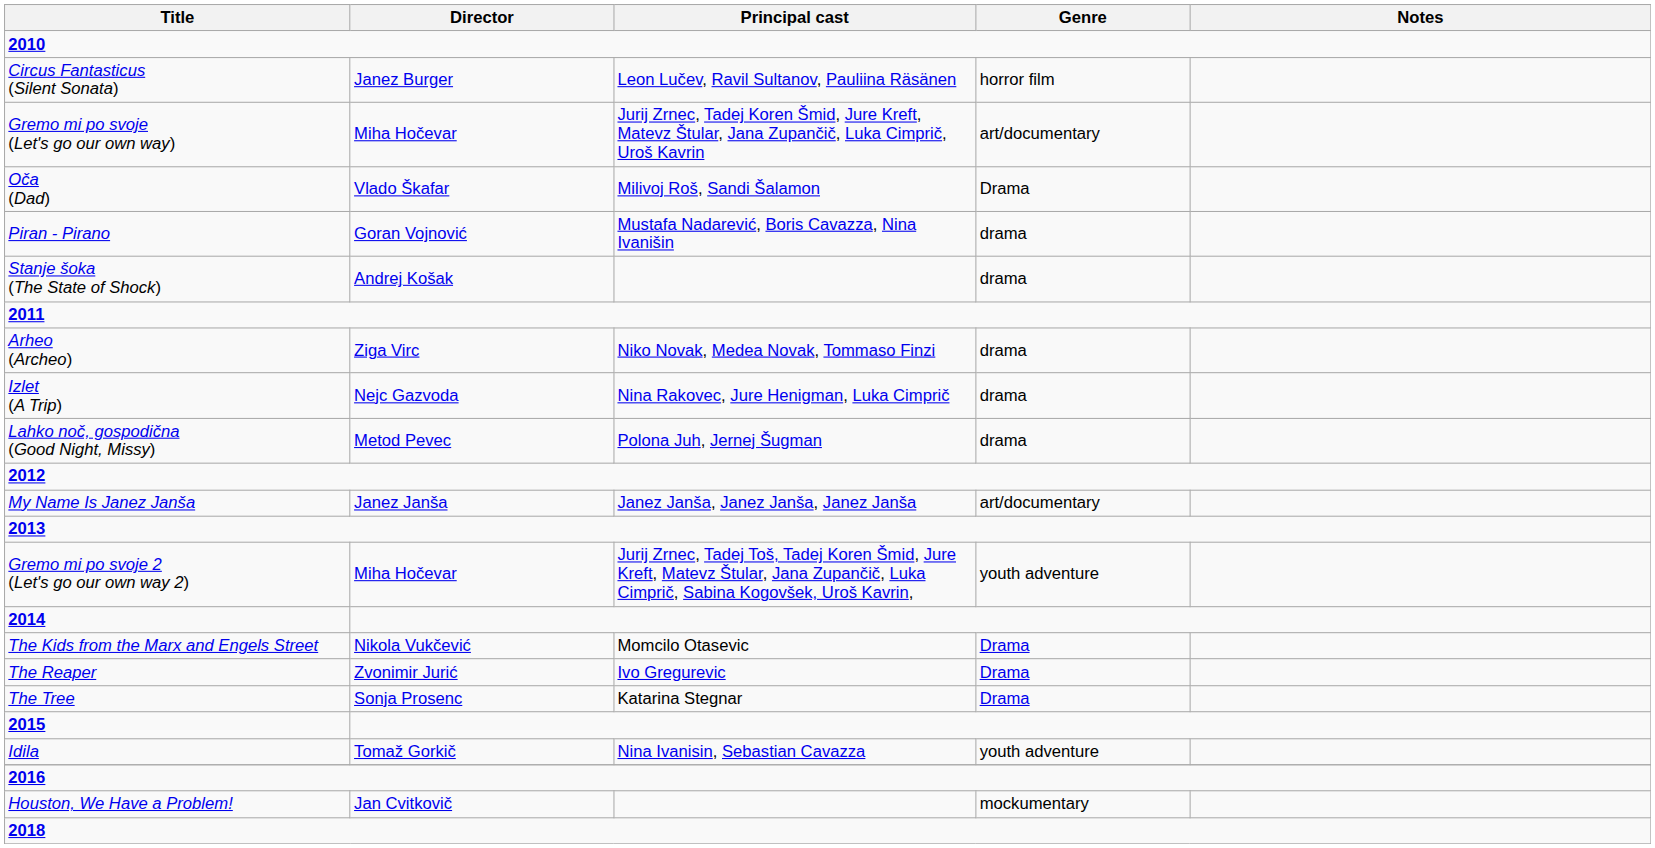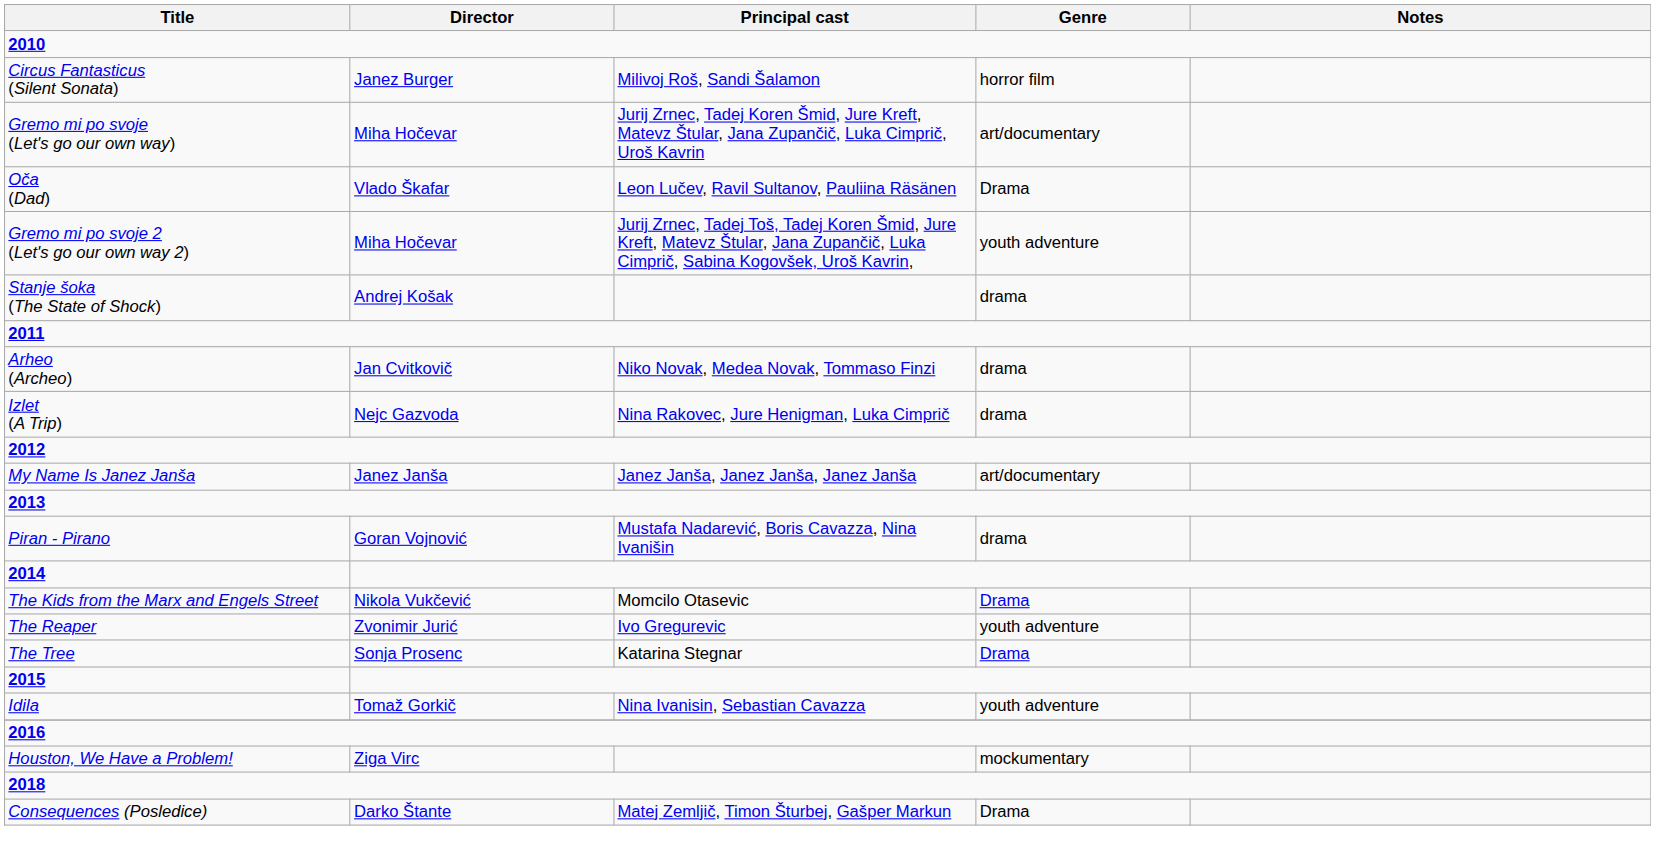(787, 79) Leon Lučev, Ravil Sultanov, Pauliina Räsänen -> (719, 79) Milivoj Roš, Sandi Šalamon
(719, 188) Milivoj Roš, Sandi Šalamon -> (787, 188) Leon Lučev, Ravil Sultanov, Pauliina Räsänen
rows swapped: (59, 233) <-> (99, 574)
(387, 350) Ziga Virc -> (403, 369) Jan Cvitkovič
- row: (94, 440)
(1005, 672) Drama -> (1039, 627) youth adventure
(403, 804) Jan Cvitkovič -> (387, 759) Ziga Virc
+ row: (108, 811)
